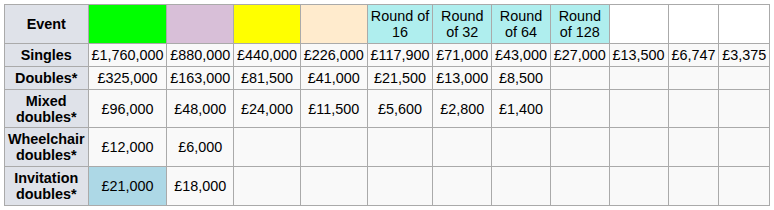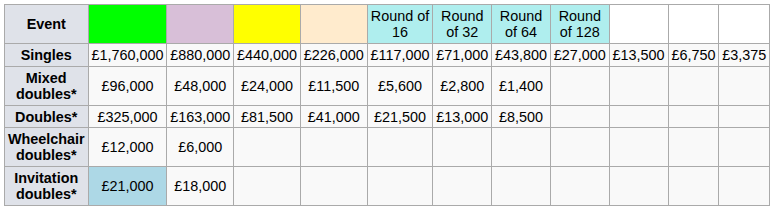(400, 55) £117,900 -> (400, 55) £117,000
(521, 55) £43,000 -> (521, 55) £43,800
(693, 55) £6,747 -> (693, 55) £6,750
rows swapped: (46, 78) <-> (46, 109)
